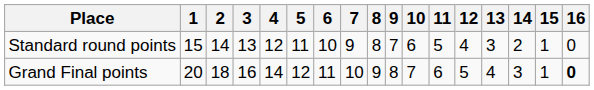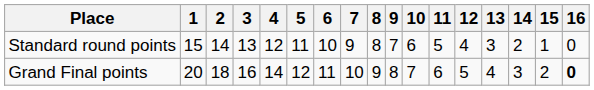(544, 72) 1 -> (544, 72) 2
